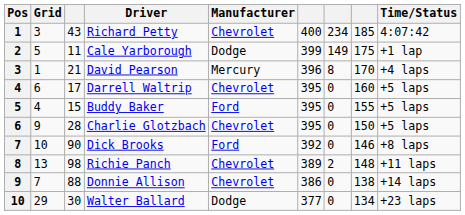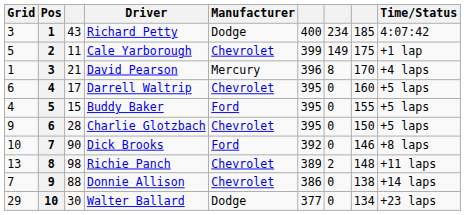columns swapped: (18, 14) <-> (48, 14)
(243, 33) Chevrolet -> (229, 33) Dodge
(229, 52) Dodge -> (243, 52) Chevrolet
